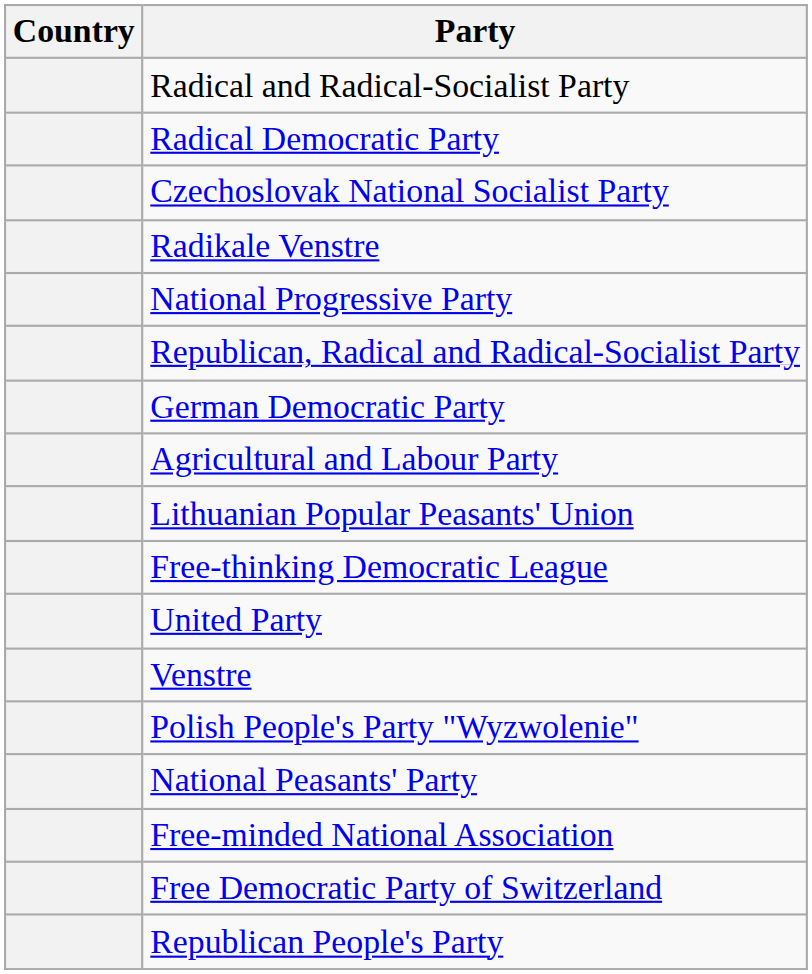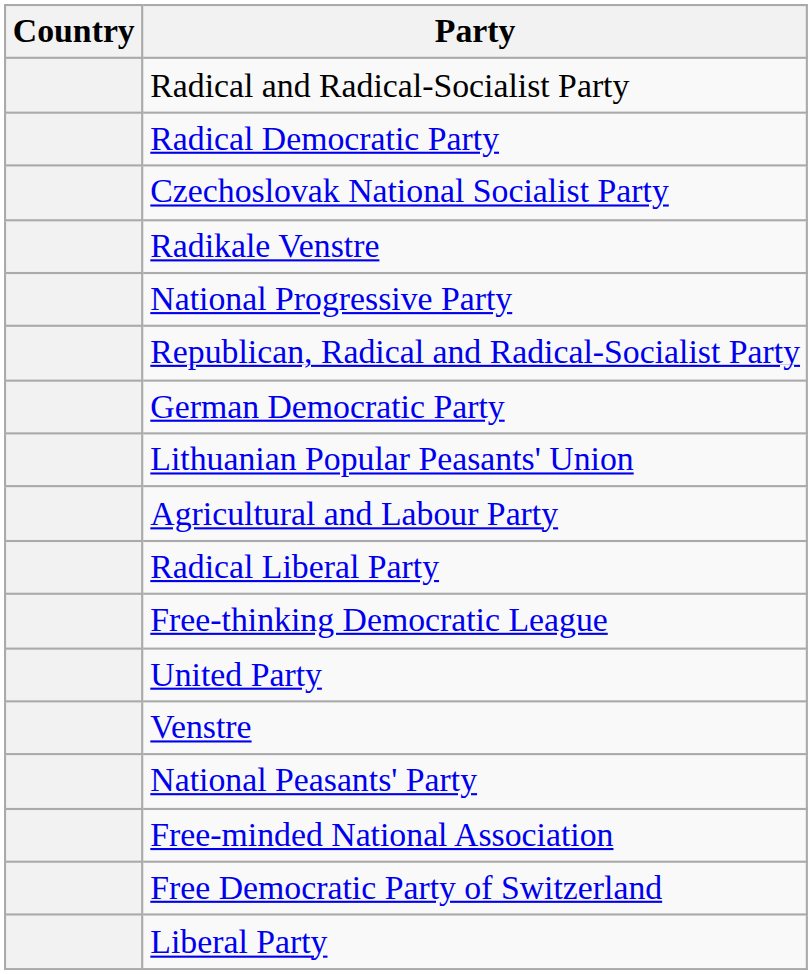rows swapped: (354, 459) <-> (392, 513)
+ row: (295, 566)
- row: (394, 727)
- row: (327, 941)
+ row: (239, 941)
